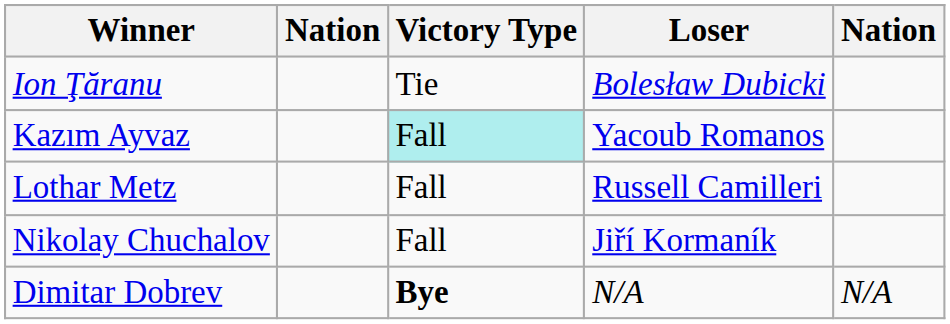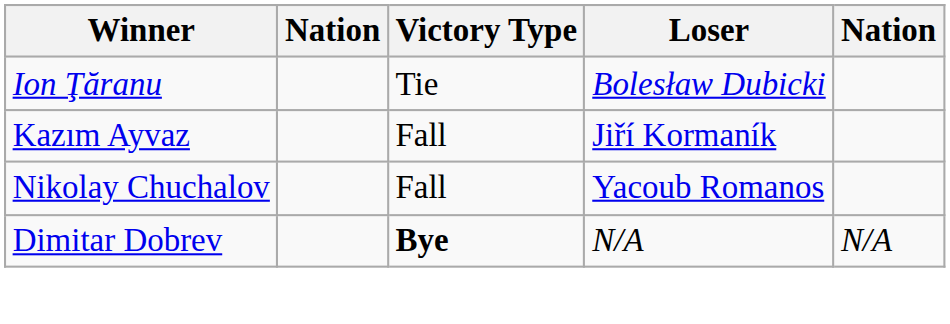(421, 135) paleturquoise background -> (421, 135) no background
(708, 135) Yacoub Romanos -> (684, 135) Jiří Kormaník
- row: (95, 187)
(684, 239) Jiří Kormaník -> (708, 187) Yacoub Romanos
